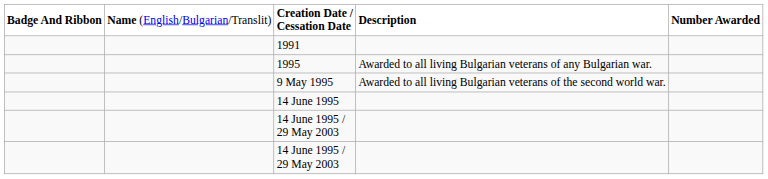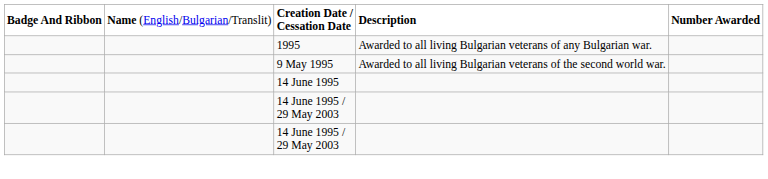- row: (288, 45)
